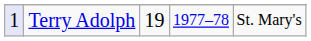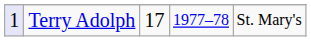(155, 20) 19 -> (155, 20) 17
